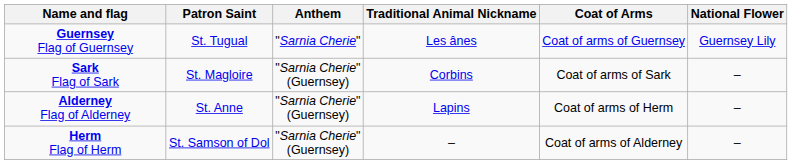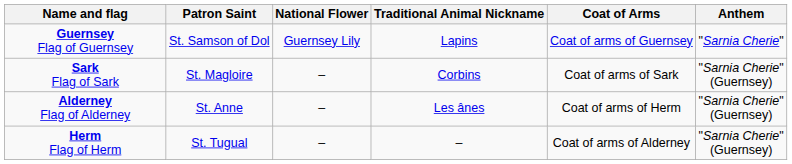columns swapped: (737, 14) <-> (318, 14)
(219, 41) St. Tugual -> (219, 41) St. Samson of Dol
(451, 41) Les ânes -> (459, 41) Lapins
(451, 108) Lapins -> (459, 108) Les ânes
(219, 142) St. Samson of Dol -> (219, 142) St. Tugual
